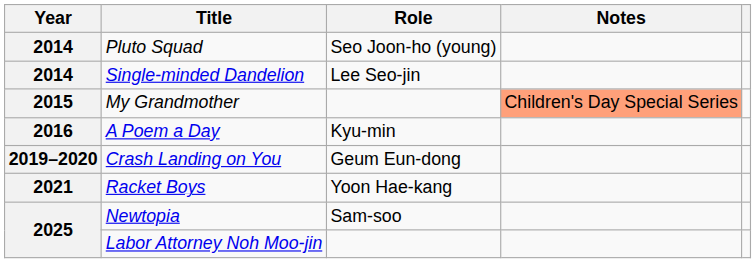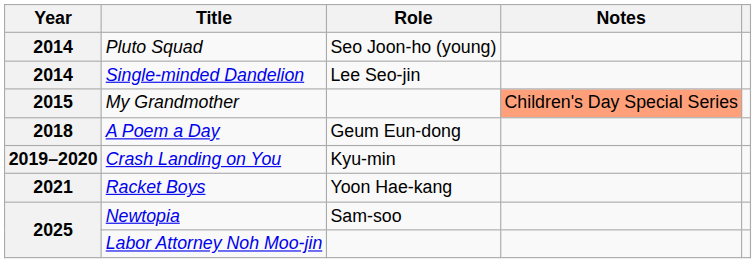(53, 131) 2016 -> (53, 131) 2018
(363, 131) Kyu-min -> (396, 131) Geum Eun-dong
(396, 159) Geum Eun-dong -> (363, 159) Kyu-min
